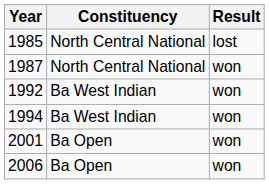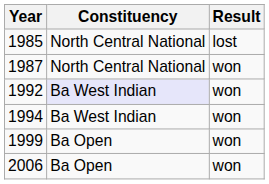(103, 91) no background -> (103, 91) lavender background
+ row: (26, 141)
- row: (26, 141)
